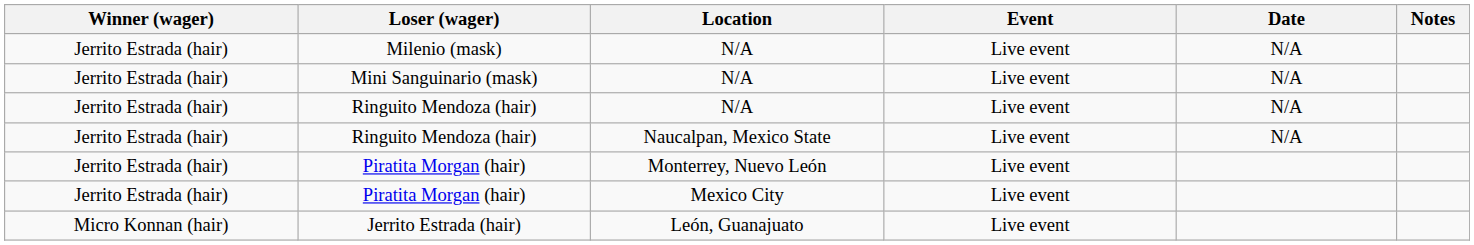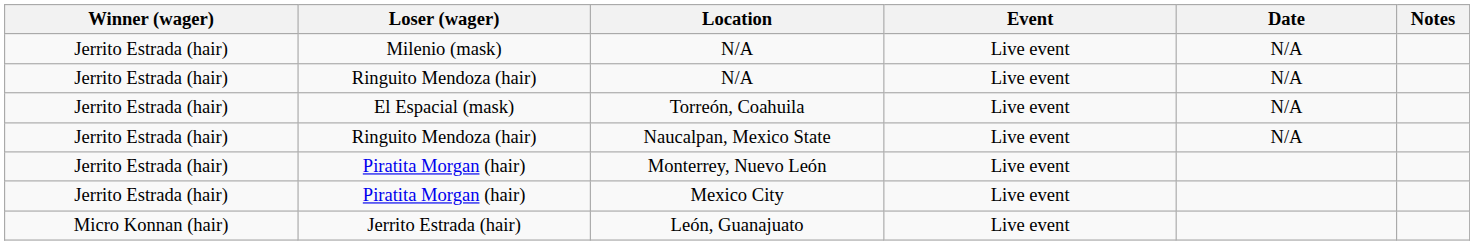- row: (444, 78)
+ row: (444, 107)
